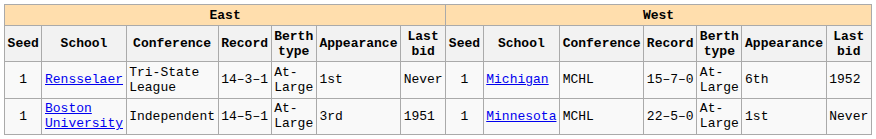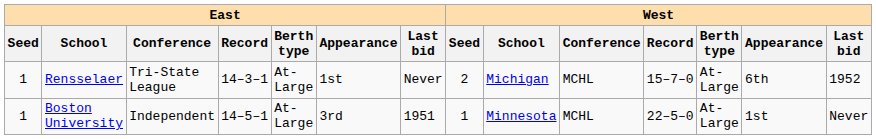(464, 80) 1 -> (464, 80) 2
